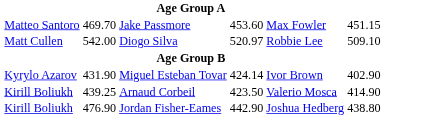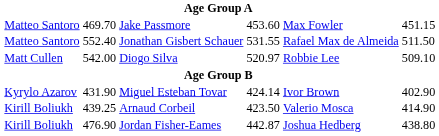+ row: (181, 41)
(247, 108) 442.90 -> (263, 125) 442.87
